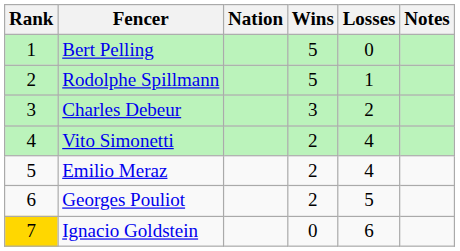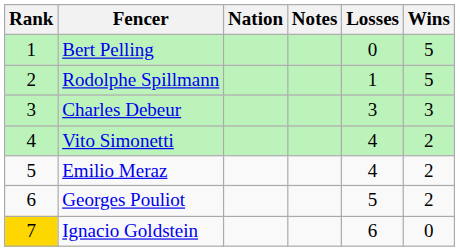columns swapped: (313, 19) <-> (427, 19)
(369, 110) 2 -> (373, 110) 3
